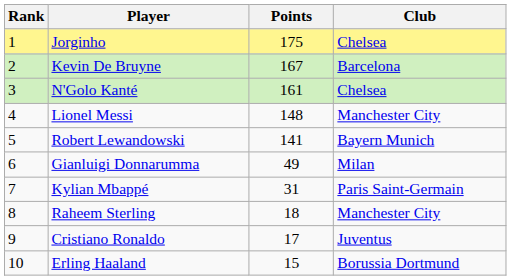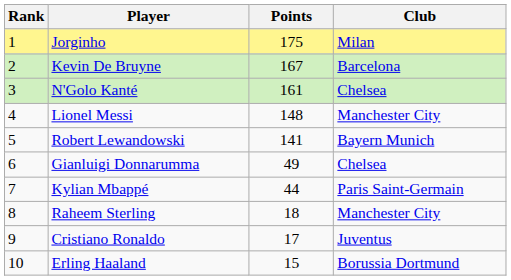(362, 41) Chelsea -> (356, 41) Milan
(356, 164) Milan -> (362, 164) Chelsea
(291, 189) 31 -> (291, 189) 44
